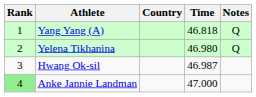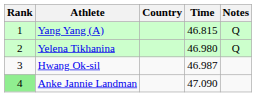(202, 30) 46.818 -> (202, 30) 46.815
(202, 83) 47.000 -> (202, 83) 47.090
